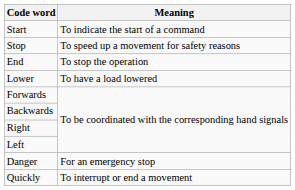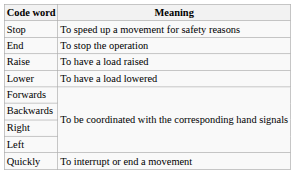- row: (17, 29)
+ row: (18, 62)
- row: (22, 161)
